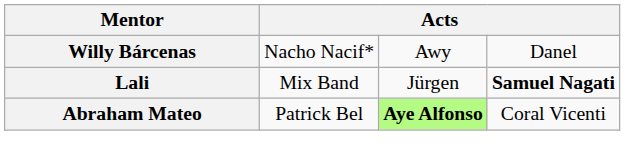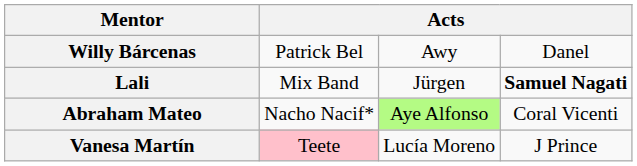(319, 51) Nacho Nacif* -> (319, 51) Patrick Bel
(319, 113) Patrick Bel -> (319, 113) Nacho Nacif*
(433, 113) bold -> (439, 113) normal
+ row: (132, 144)
